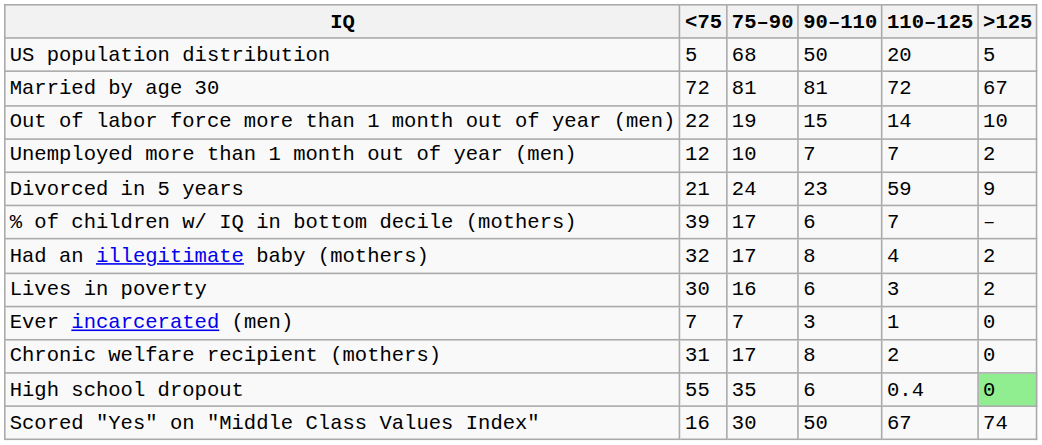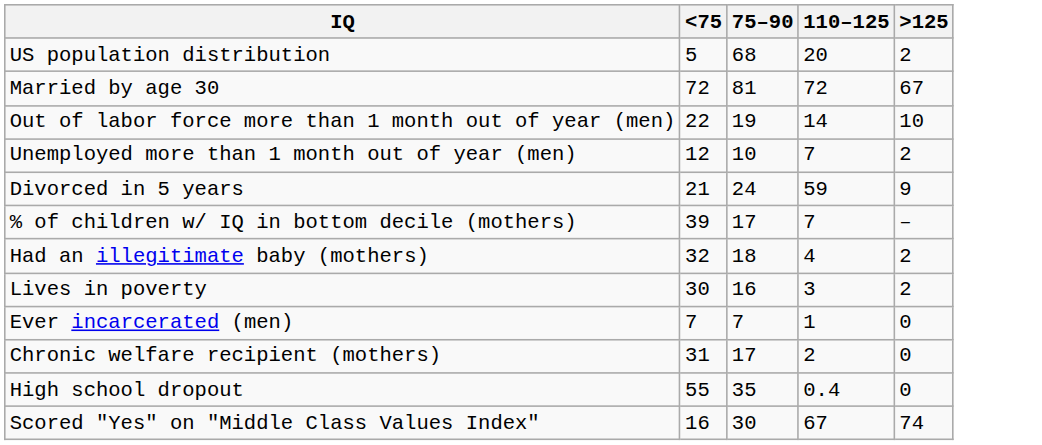- column: (840, 22)
(989, 55) 5 -> (905, 55) 2
(744, 256) 17 -> (744, 256) 18
(989, 390) lightgreen background -> (905, 390) no background
